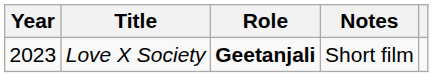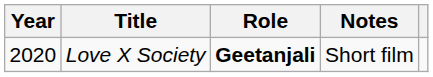(33, 54) 2023 -> (33, 54) 2020
